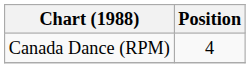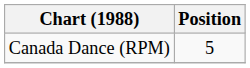(210, 47) 4 -> (210, 47) 5
